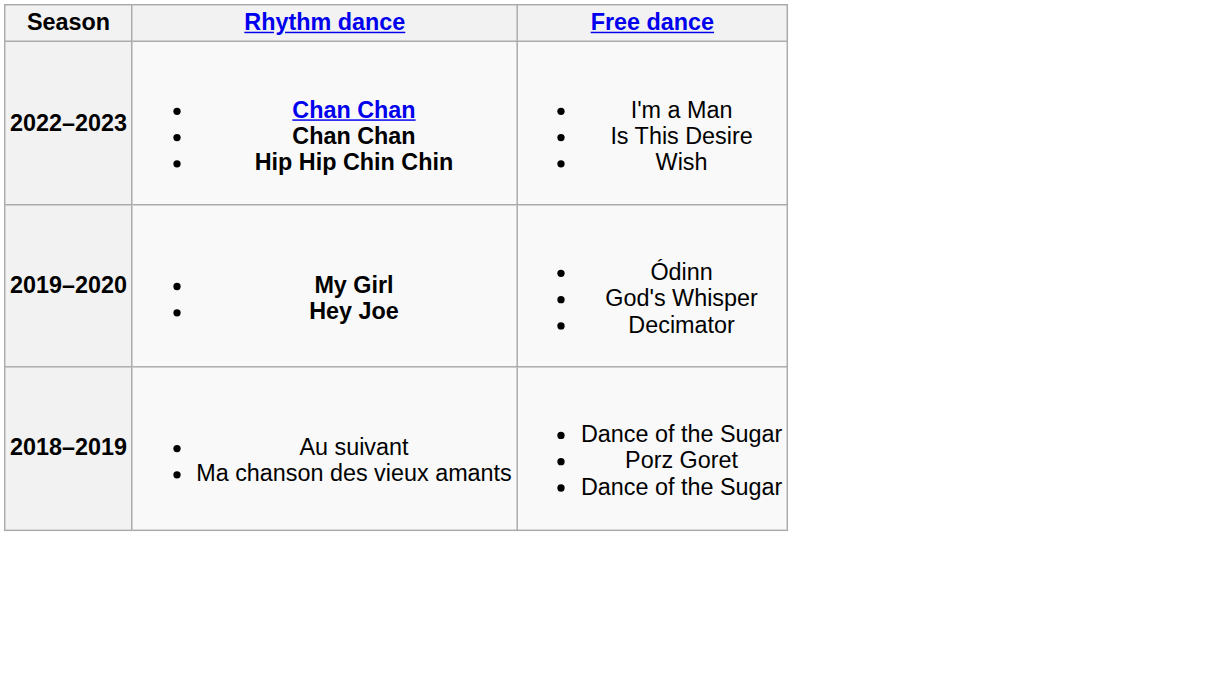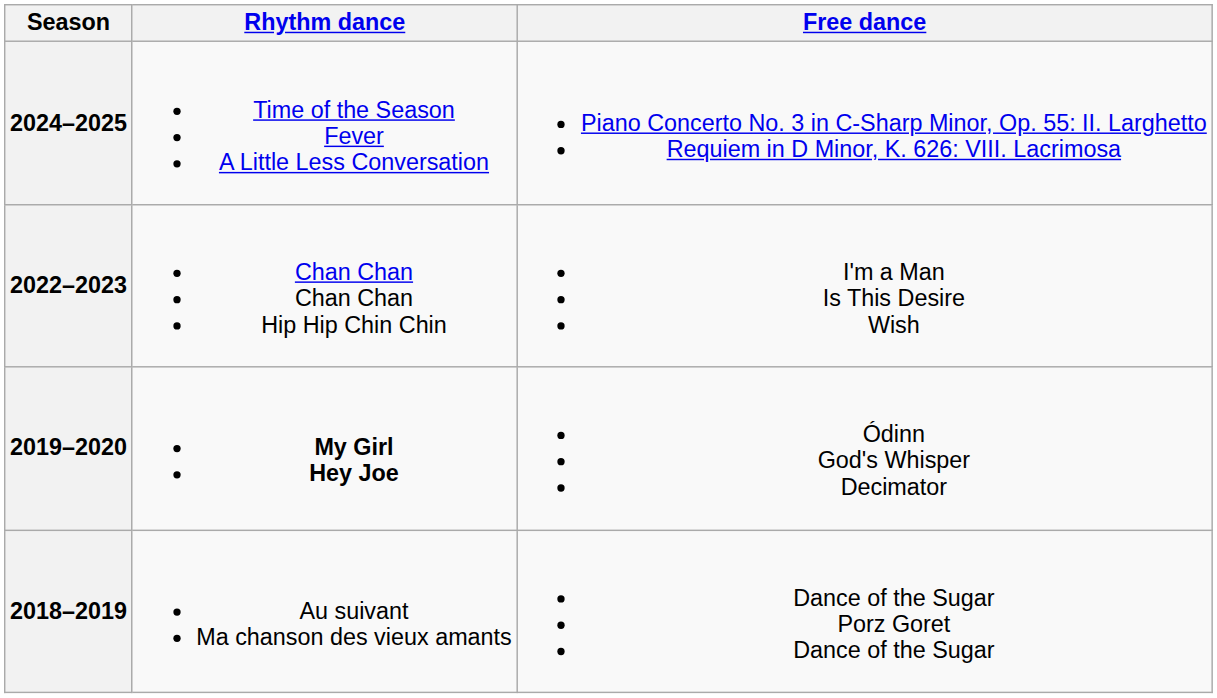+ row: (69, 122)
(325, 136) bold -> (325, 299) normal
